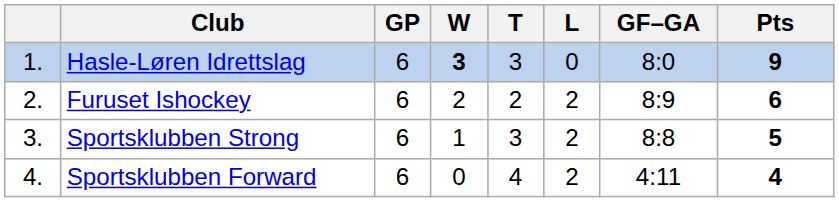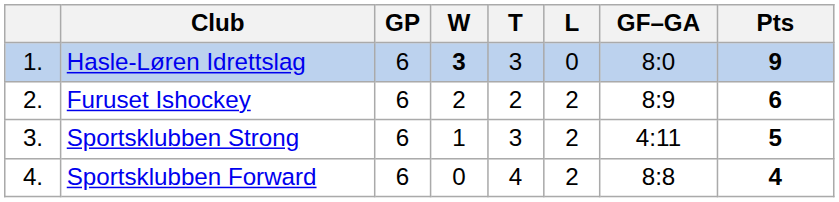(658, 138) 8:8 -> (658, 138) 4:11
(658, 176) 4:11 -> (658, 176) 8:8
